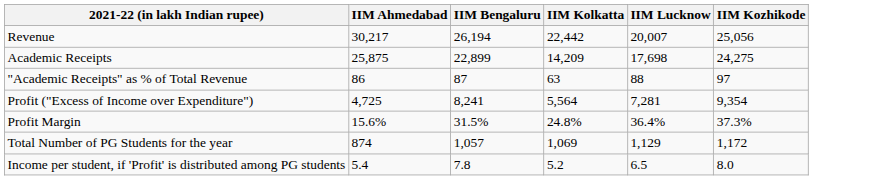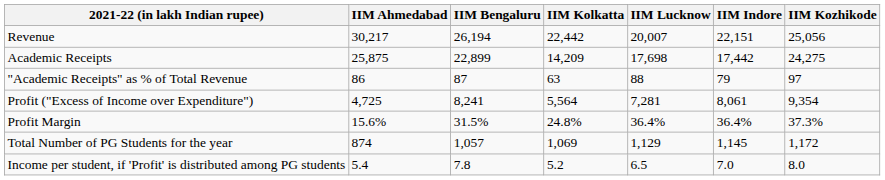+ column: (749, 15)
